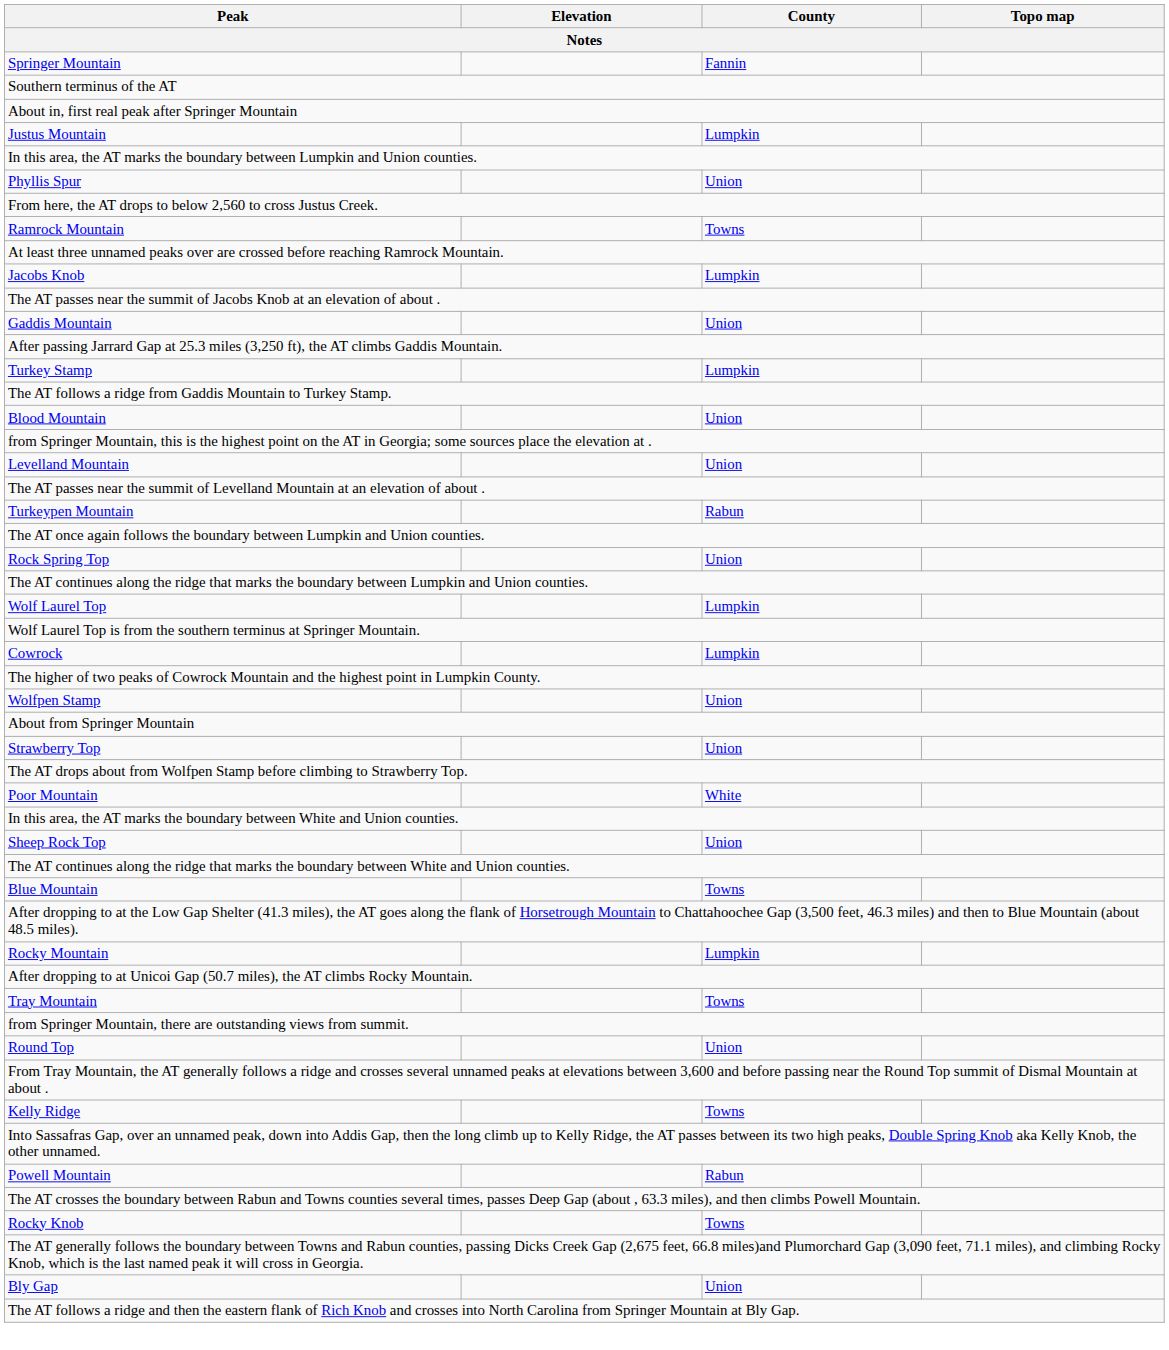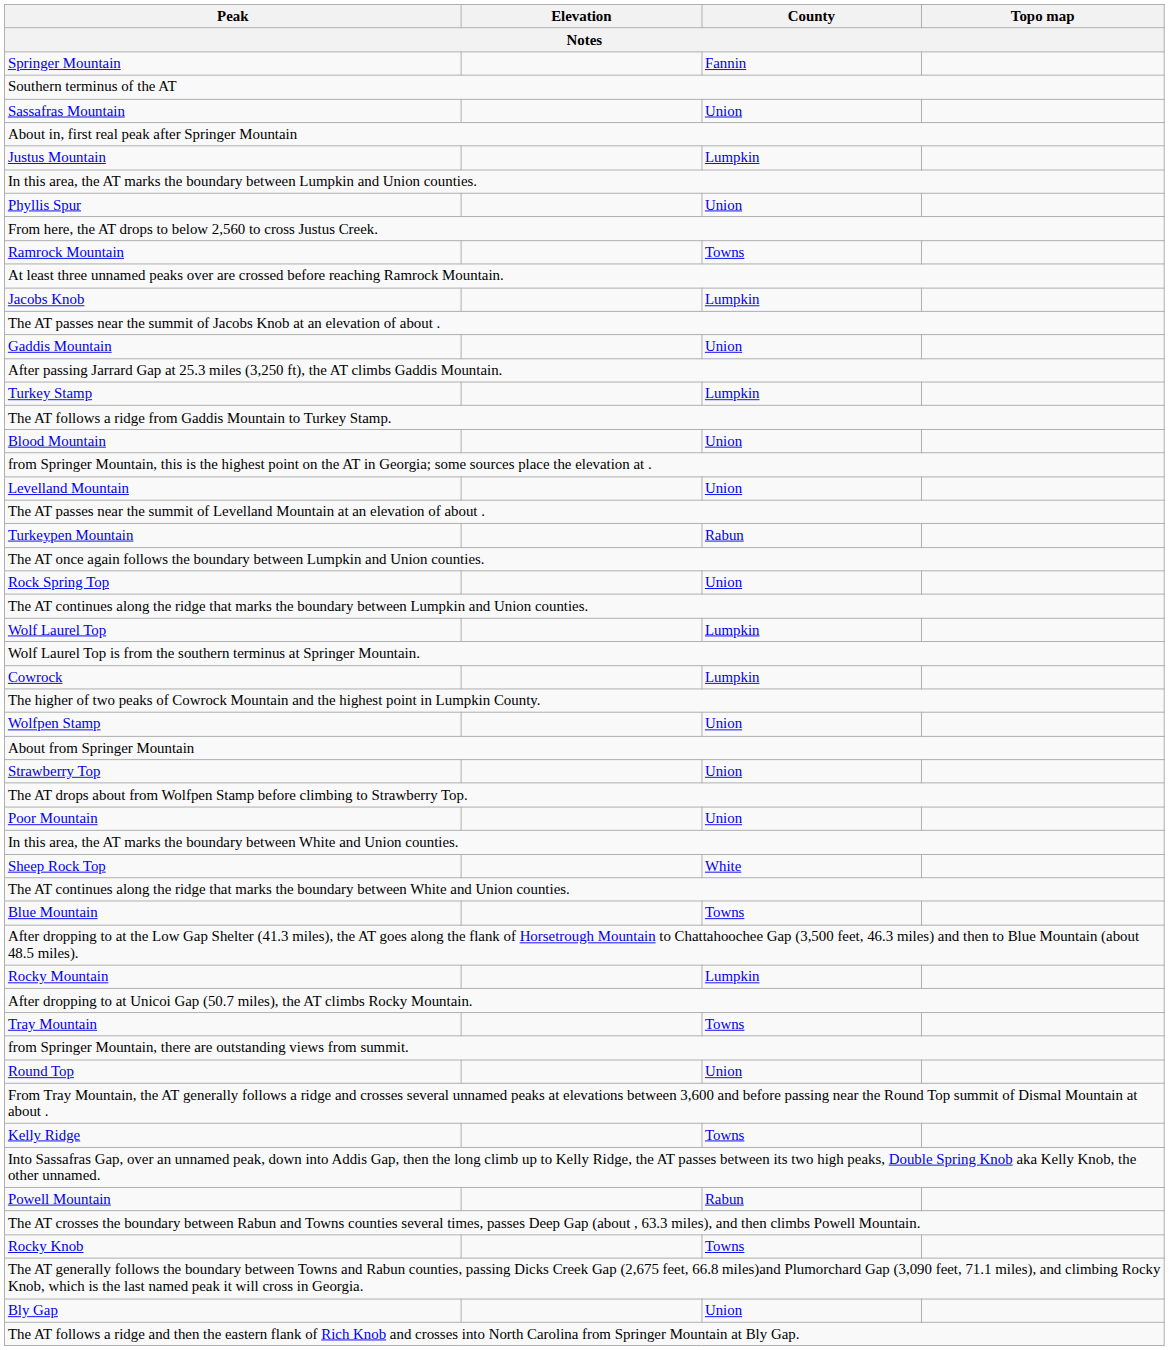+ row: (66, 110)
(723, 795) White -> (724, 818) Union
(724, 842) Union -> (723, 865) White
